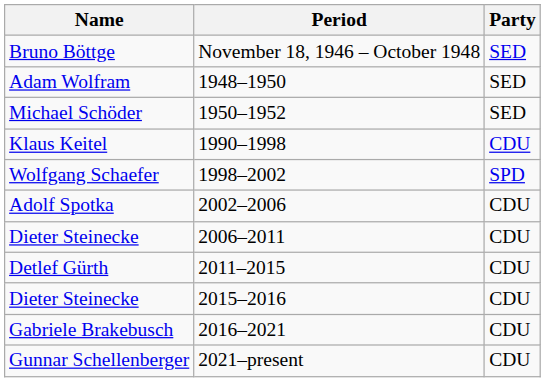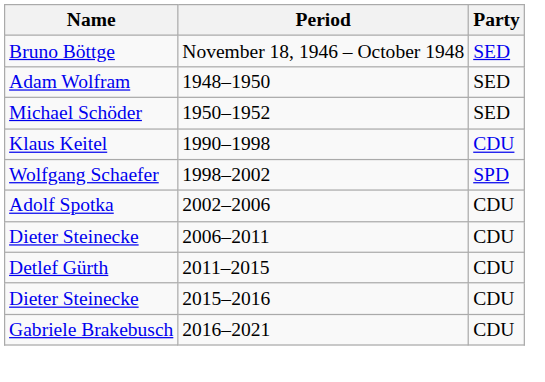- row: (99, 360)
